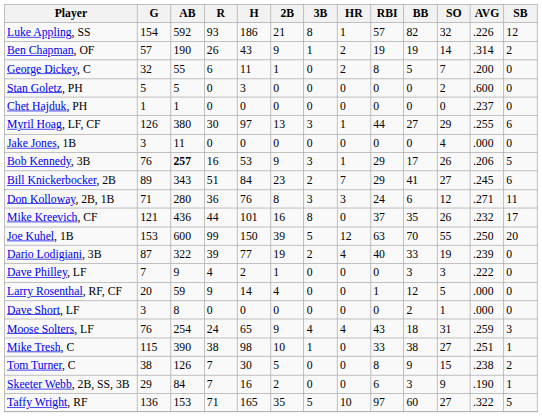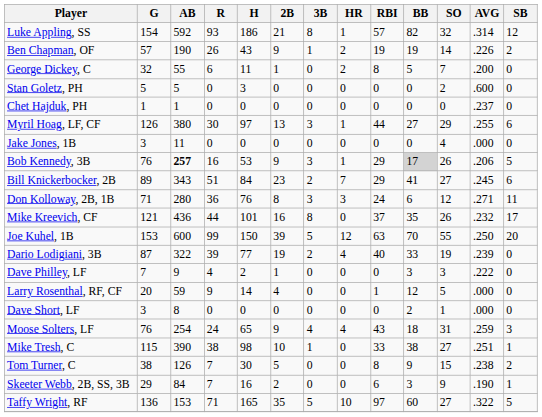(483, 32) .226 -> (483, 32) .314
(483, 50) .314 -> (483, 50) .226
(412, 161) no background -> (412, 161) lightgrey background
